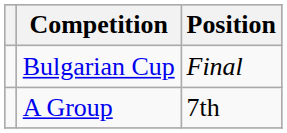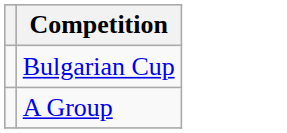- column: (231, 25)
